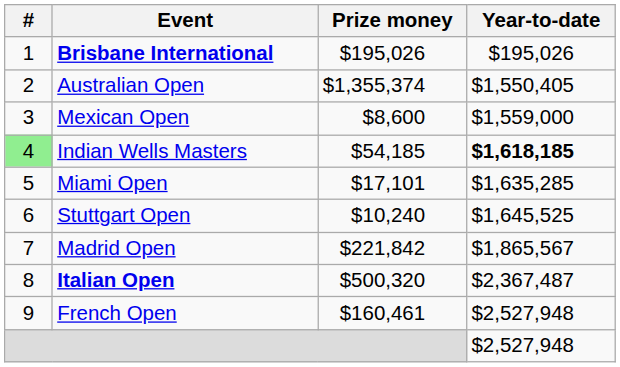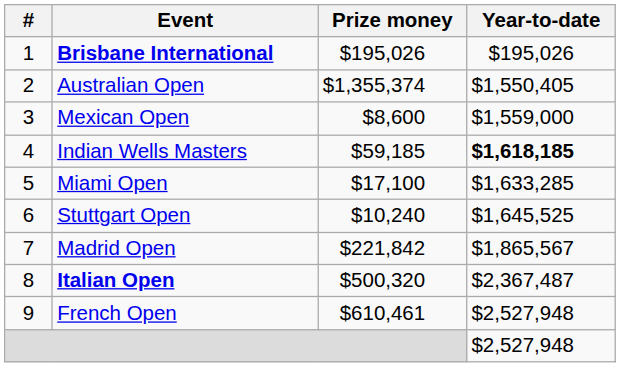(29, 150) lightgreen background -> (29, 150) no background
(388, 150) $54,185 -> (388, 150) $59,185
(388, 183) $17,101 -> (388, 183) $17,100
(523, 183) $1,635,285 -> (523, 183) $1,633,285
(382, 313) $160,461 -> (382, 313) $610,461
